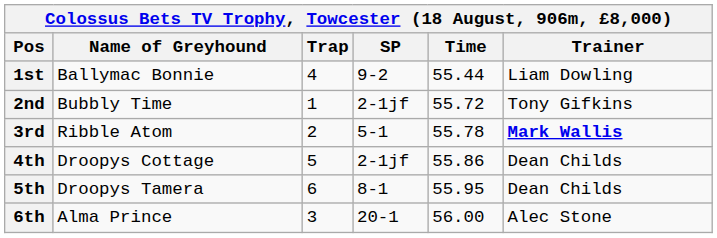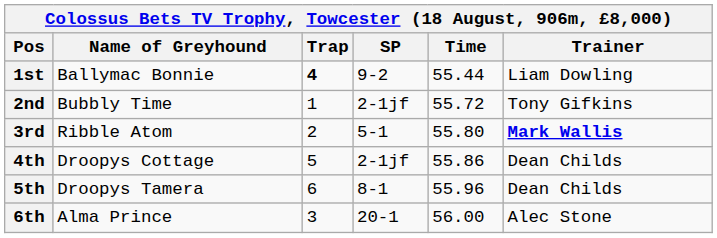(312, 76) normal -> (312, 76) bold
(458, 132) 55.78 -> (458, 132) 55.80
(458, 189) 55.95 -> (458, 189) 55.96
